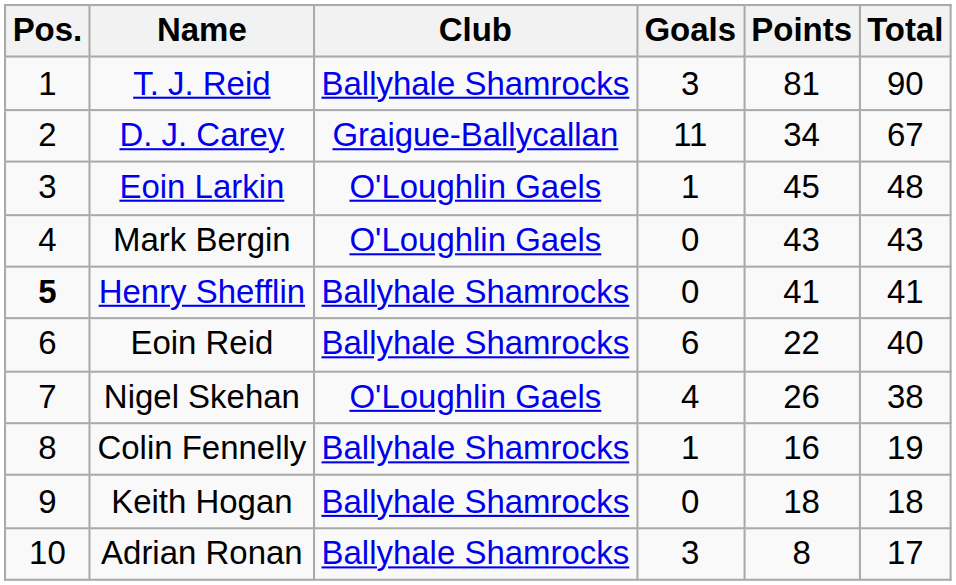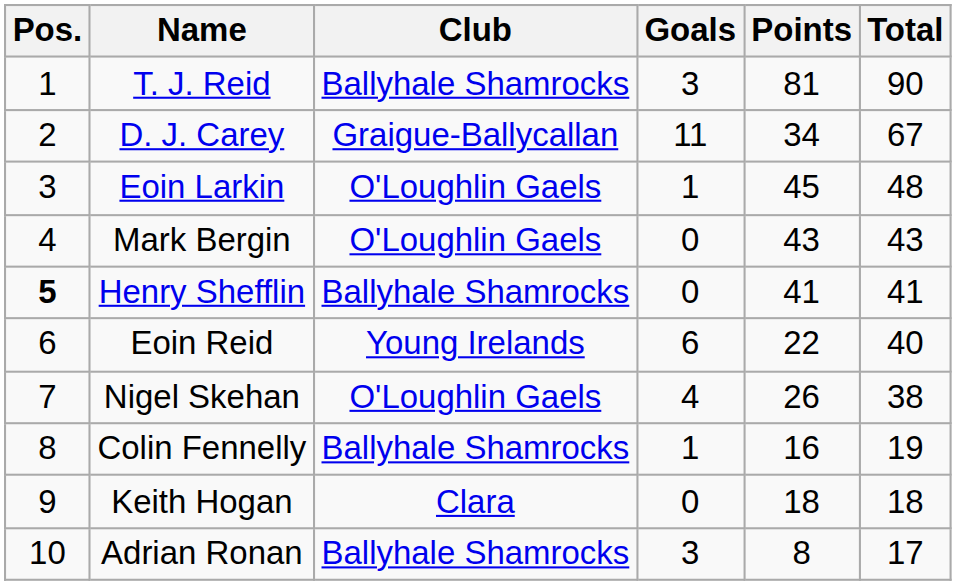(475, 344) Ballyhale Shamrocks -> (475, 344) Young Irelands
(475, 501) Ballyhale Shamrocks -> (475, 501) Clara
